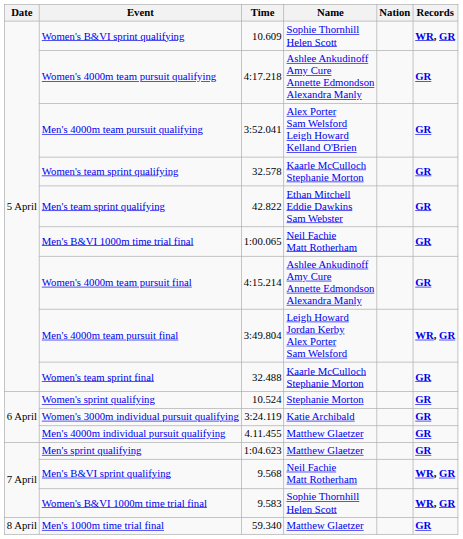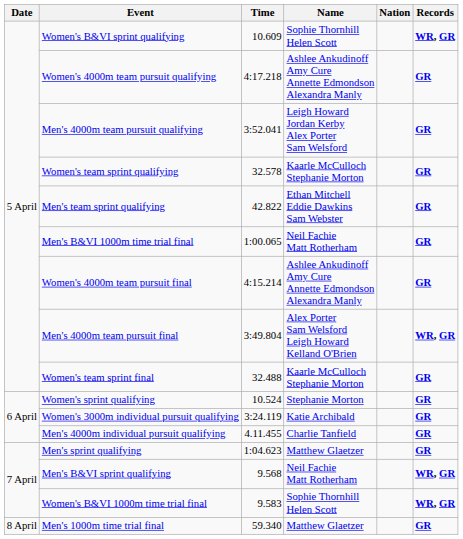(322, 130) Alex Porter Sam Welsford Leigh Howard Kelland O'Brien -> (318, 130) Leigh Howard Jordan Kerby Alex Porter Sam Welsford
(318, 335) Leigh Howard Jordan Kerby Alex Porter Sam Welsford -> (322, 335) Alex Porter Sam Welsford Leigh Howard Kelland O'Brien
(325, 434) Matthew Glaetzer -> (321, 434) Charlie Tanfield
